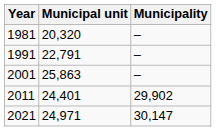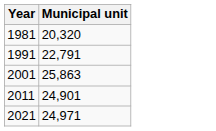- column: (171, 14)
(61, 95) 24,401 -> (61, 95) 24,901
